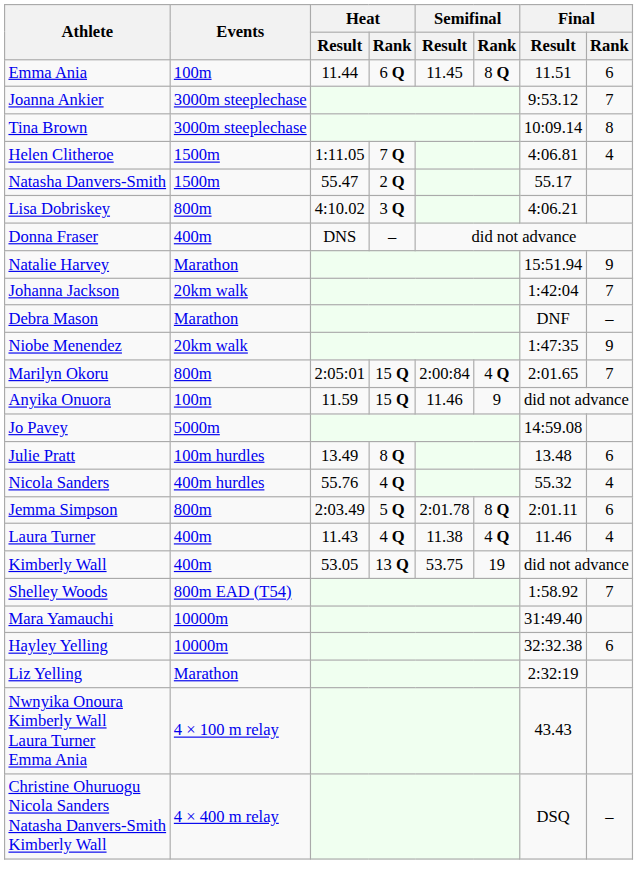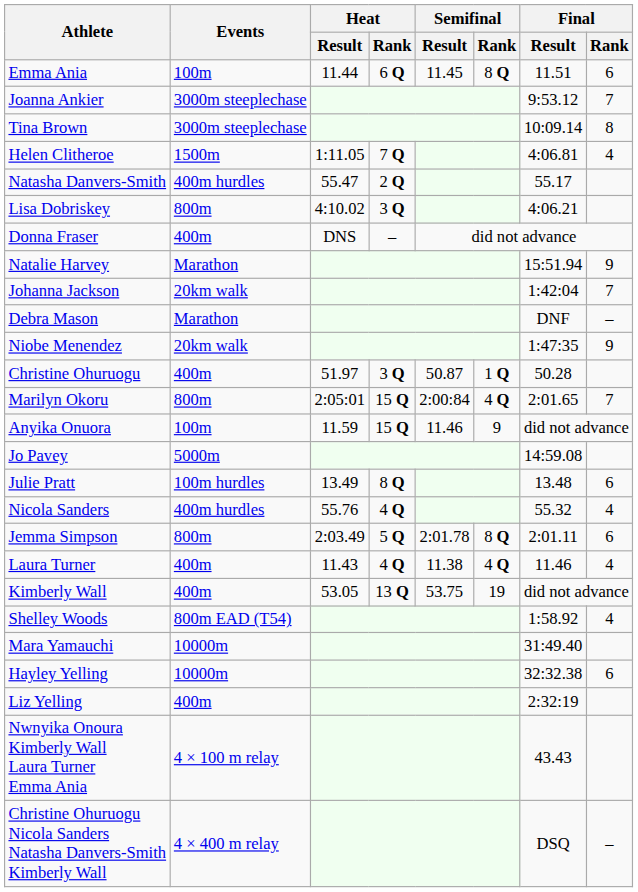(197, 182) 1500m -> (219, 182) 400m hurdles
+ row: (74, 373)
(609, 592) 7 -> (609, 619) 4
(206, 674) Marathon -> (193, 701) 400m
